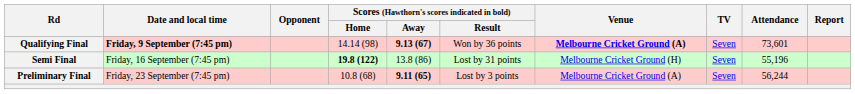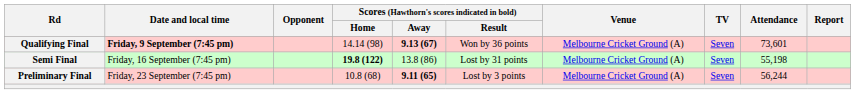(621, 44) bold -> (623, 44) normal
(621, 60) Melbourne Cricket Ground (H) -> (623, 60) Melbourne Cricket Ground (A)
(775, 60) 55,196 -> (774, 60) 55,198
